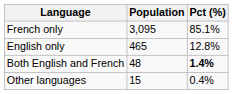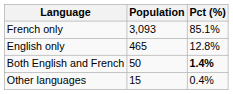(143, 30) 3,095 -> (143, 30) 3,093
(135, 64) 48 -> (135, 64) 50
